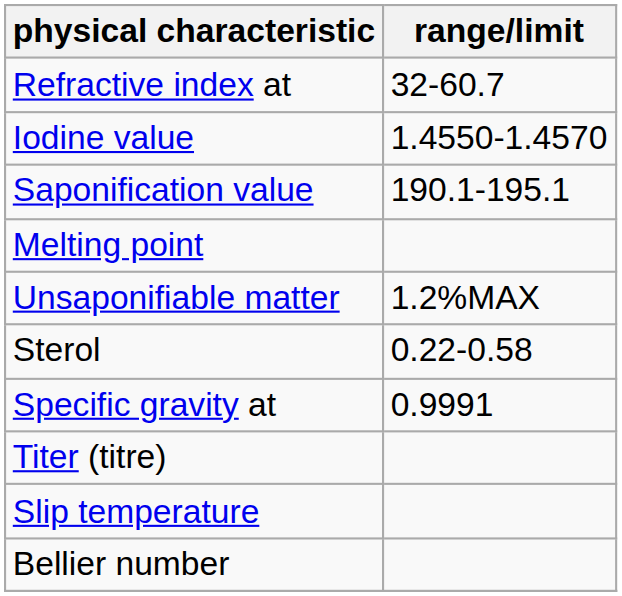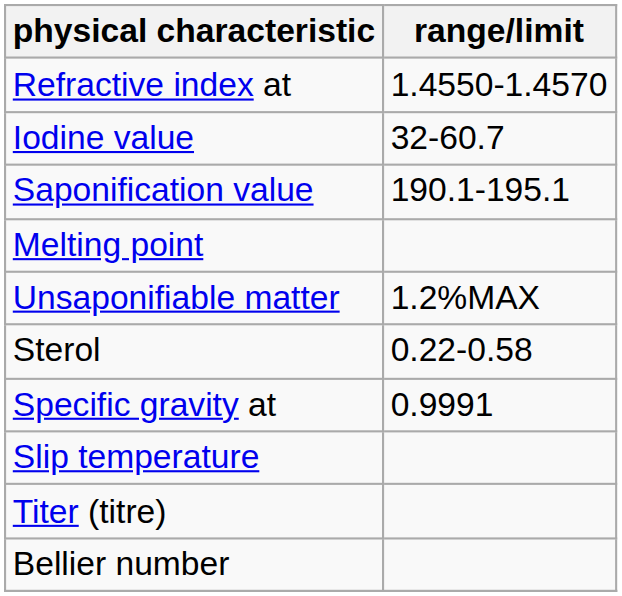(448, 84) 32-60.7 -> (499, 84) 1.4550-1.4570
(499, 137) 1.4550-1.4570 -> (448, 137) 32-60.7
rows swapped: (90, 457) <-> (136, 510)
